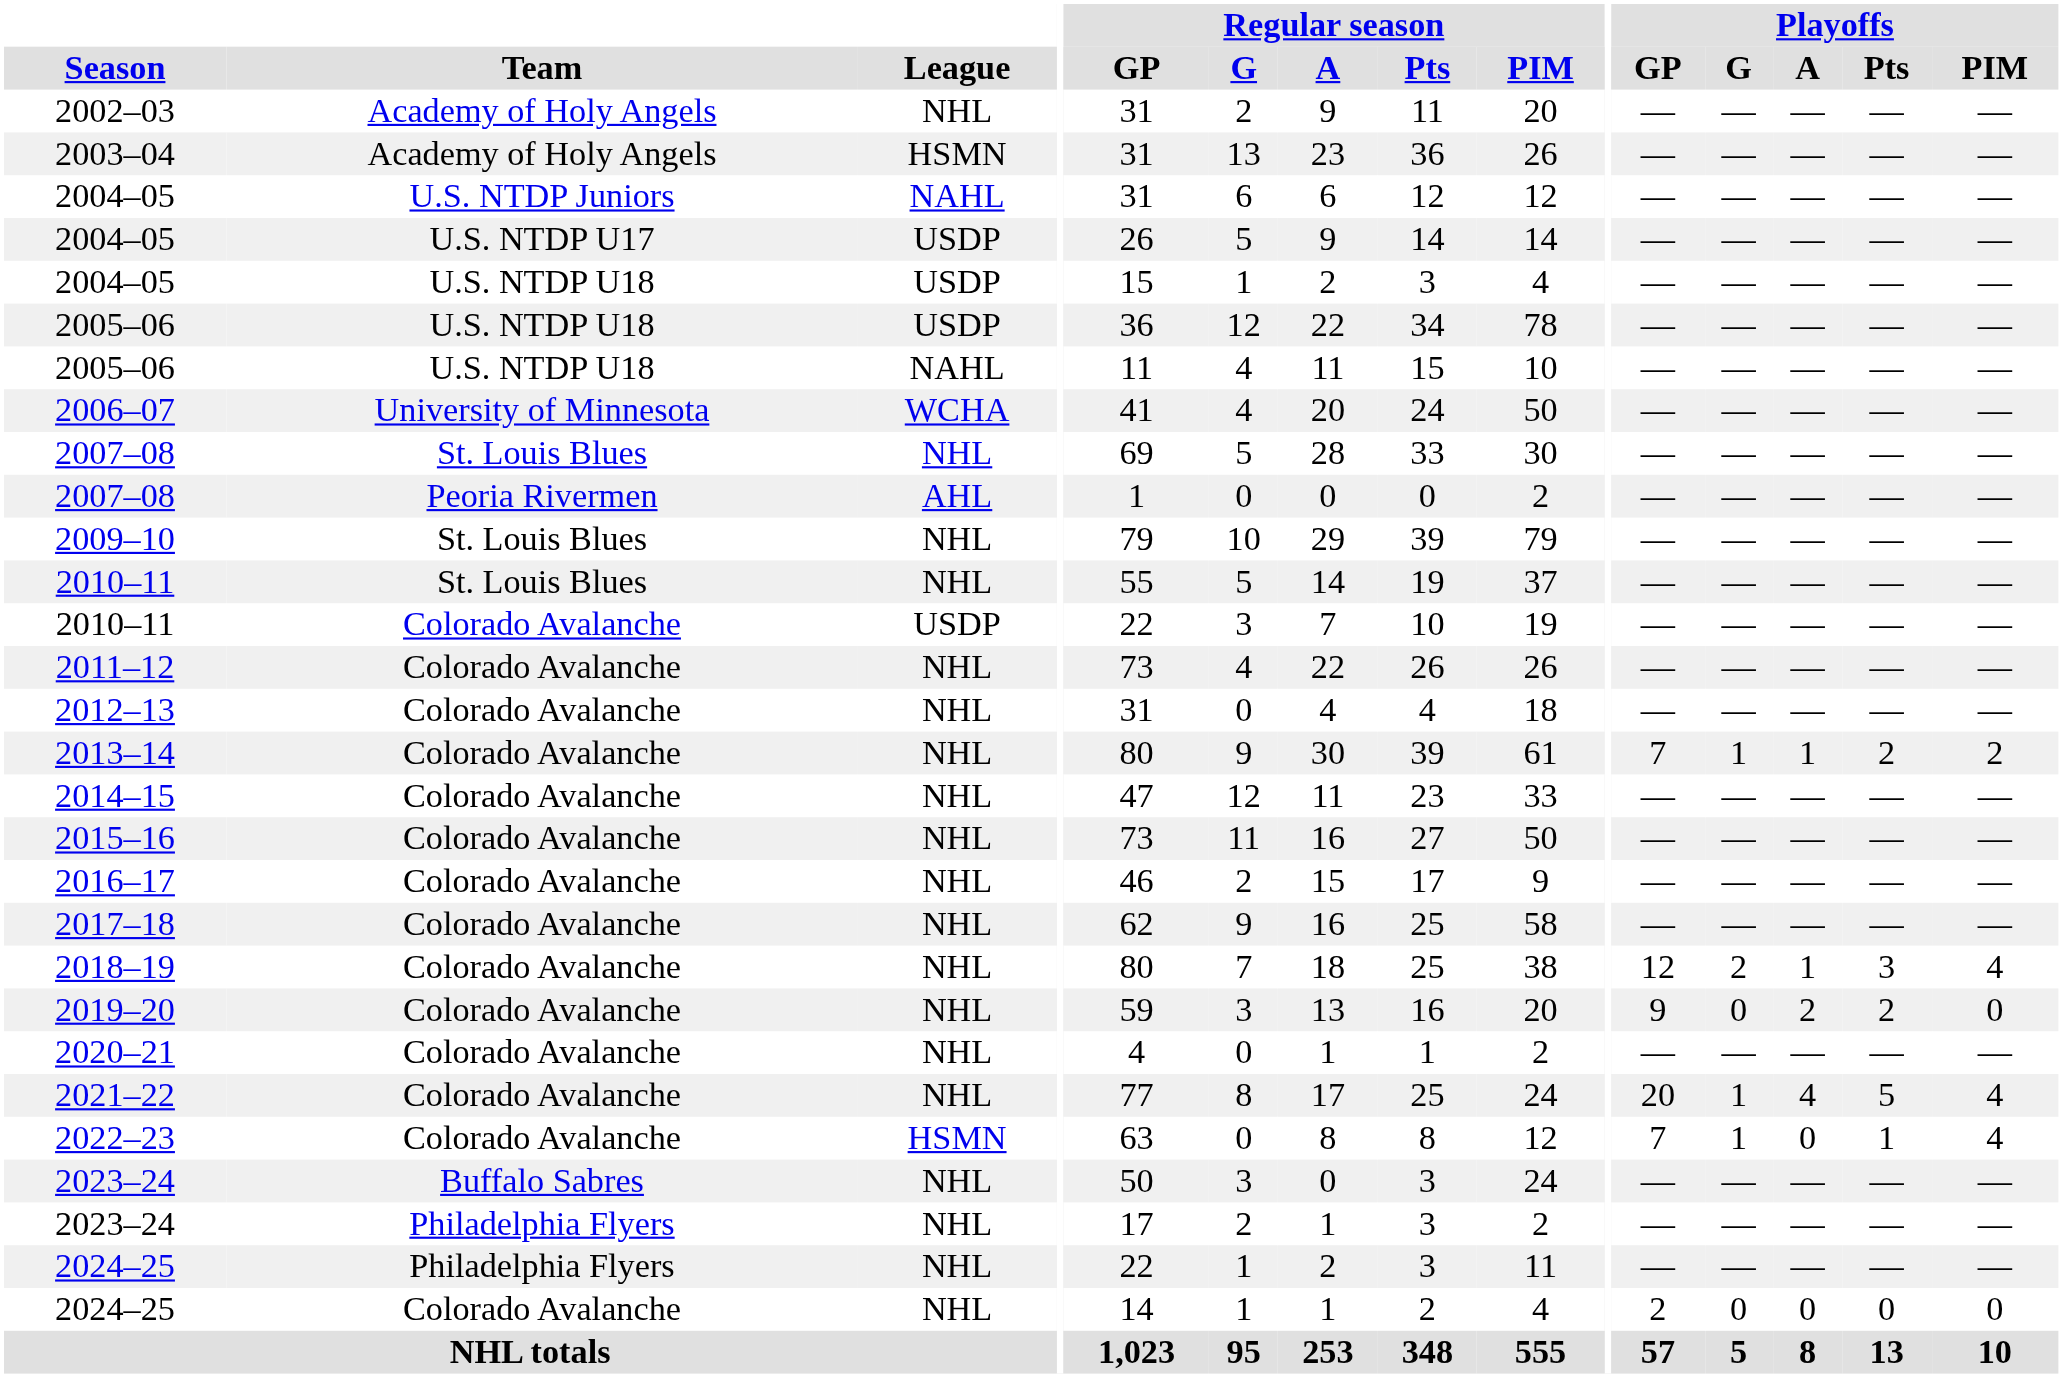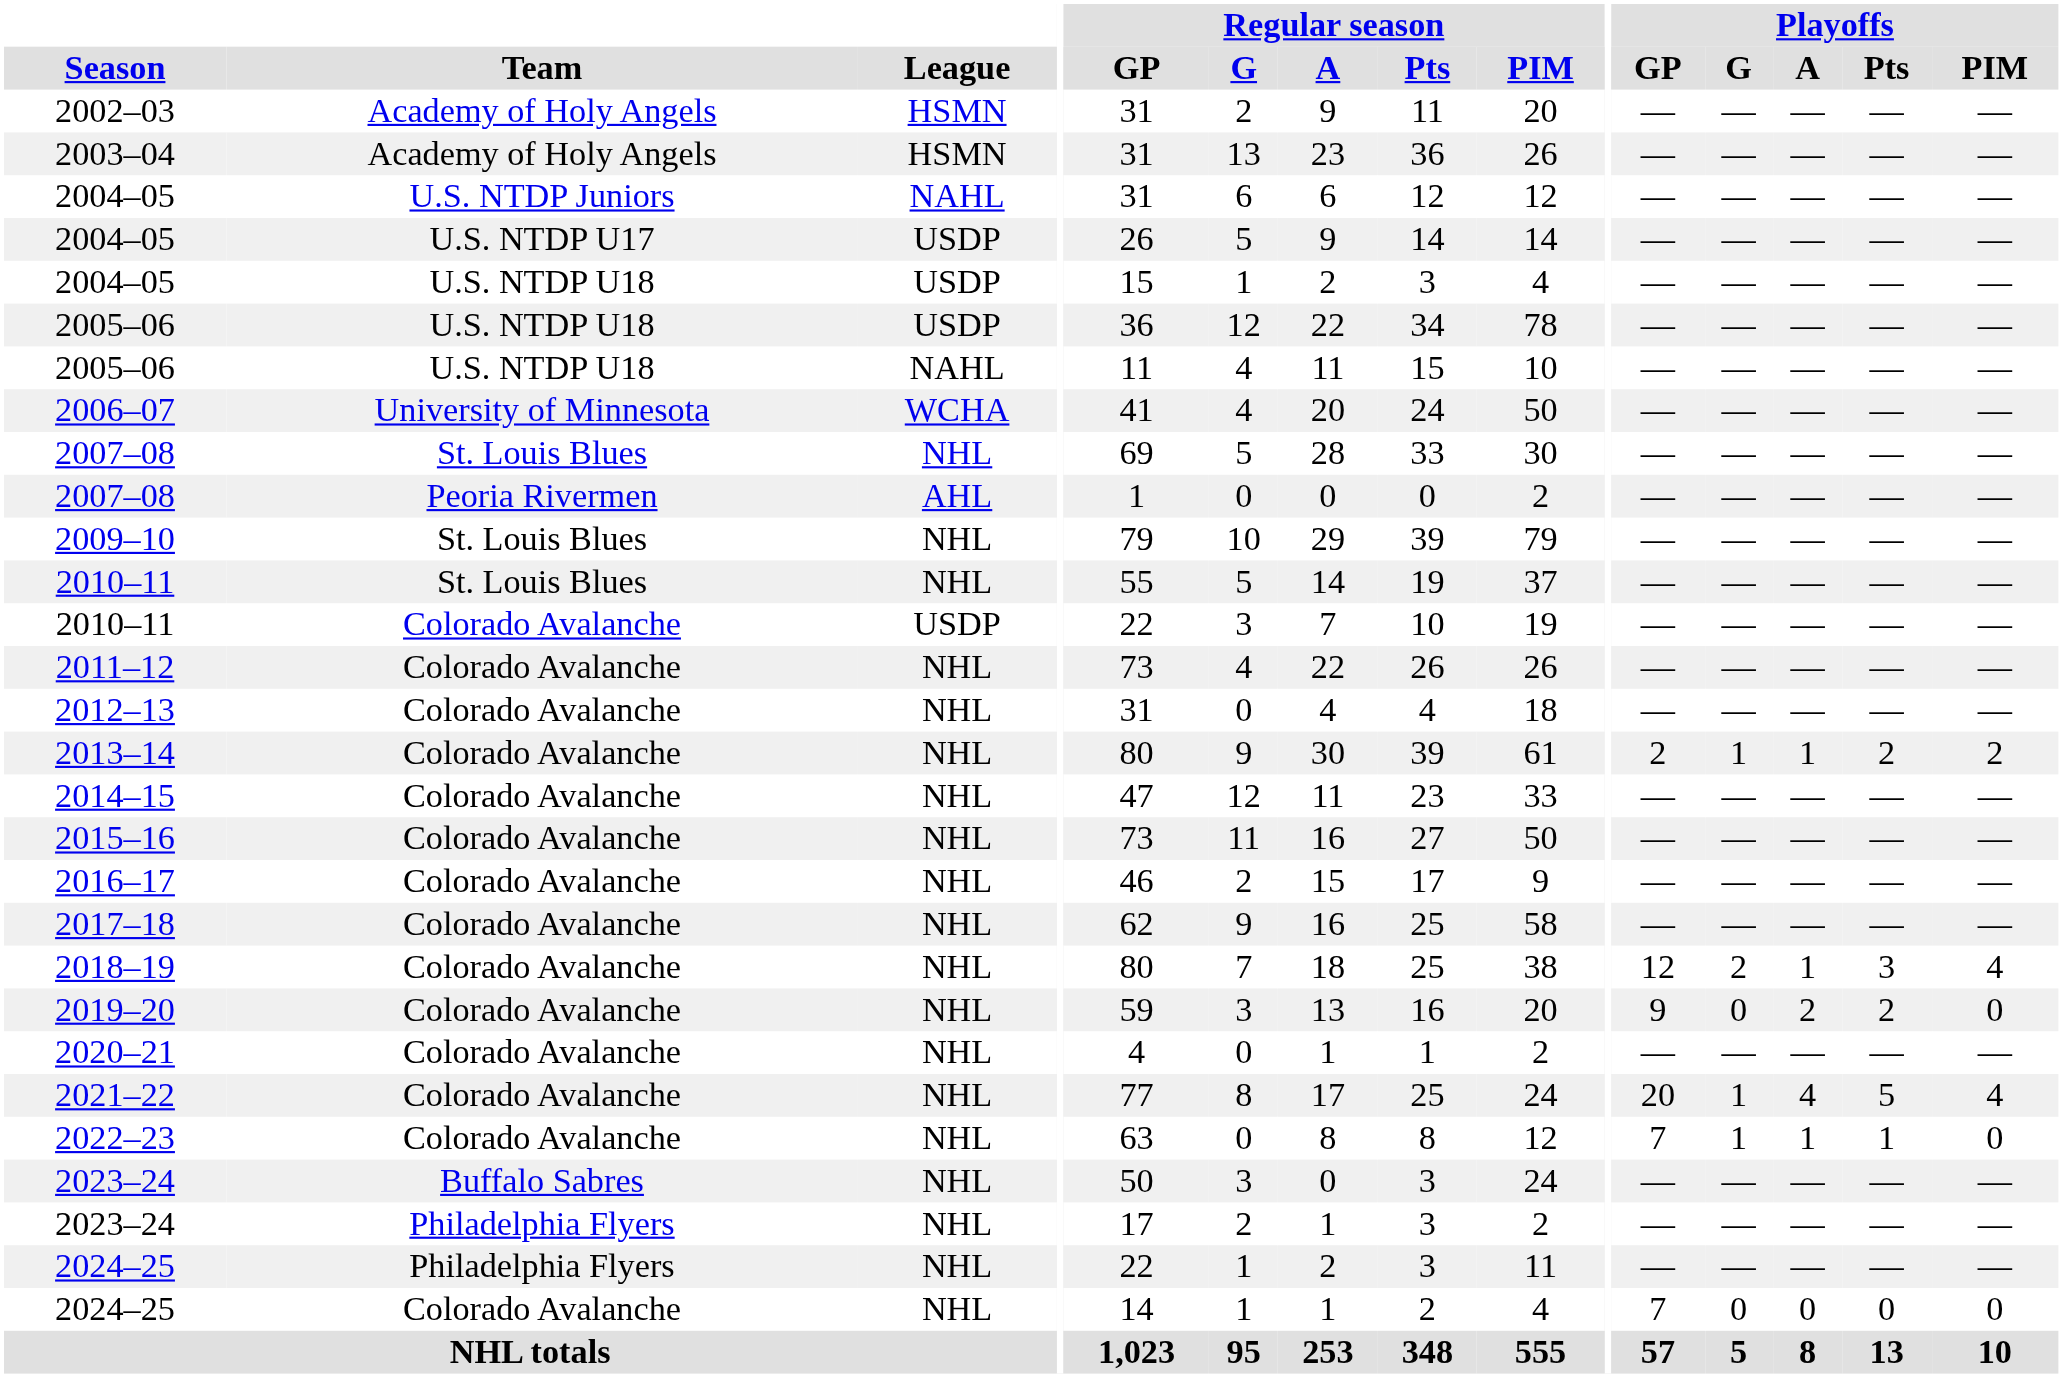(957, 110) NHL -> (957, 110) HSMN
(1658, 752) 7 -> (1658, 752) 2
(957, 1137) HSMN -> (957, 1137) NHL
(1808, 1137) 0 -> (1808, 1137) 1
(1995, 1137) 4 -> (1995, 1137) 0
(1658, 1308) 2 -> (1658, 1308) 7
